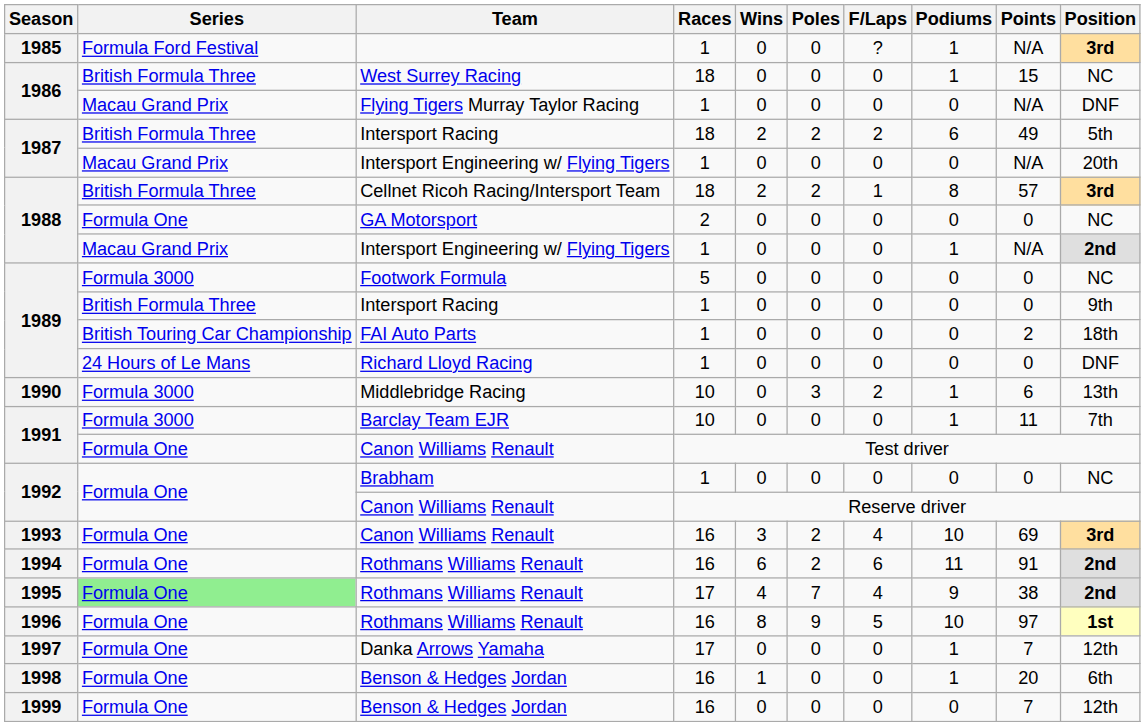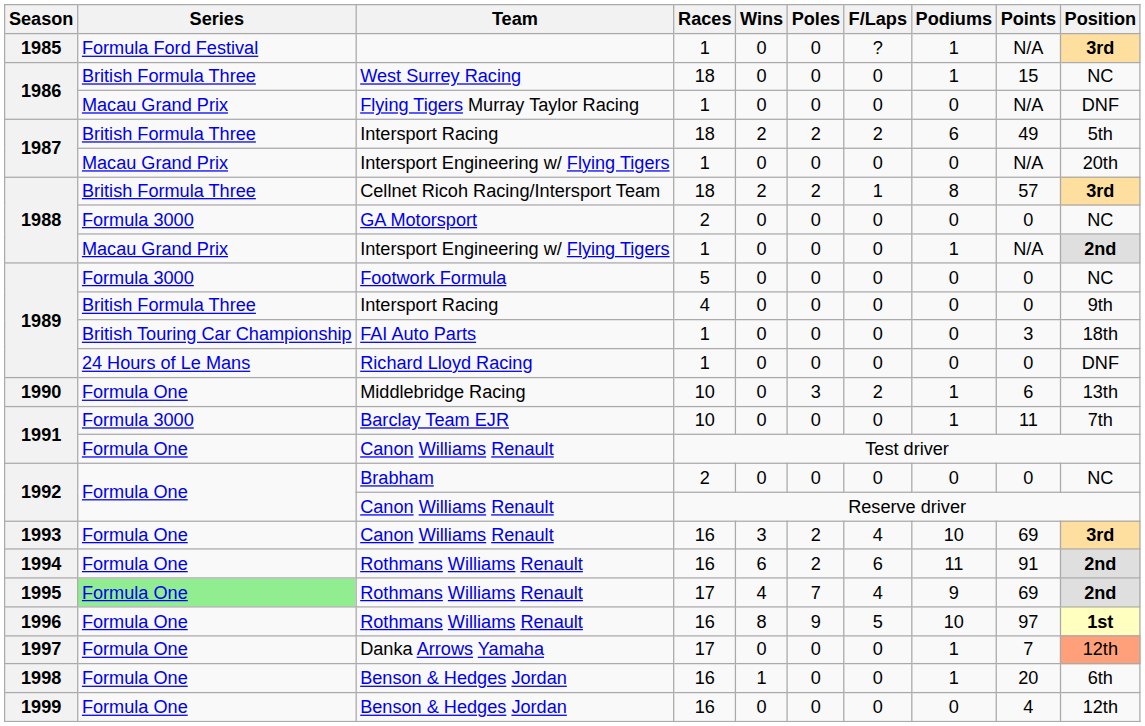(135, 220) Formula One -> (138, 220) Formula 3000
(705, 306) 1 -> (705, 306) 4
(1028, 335) 2 -> (1028, 335) 3
(138, 392) Formula 3000 -> (135, 392) Formula One
(705, 478) 1 -> (705, 478) 2
(1028, 593) 38 -> (1028, 593) 69
(1100, 650) no background -> (1100, 650) lightsalmon background
(1028, 707) 7 -> (1028, 707) 4
